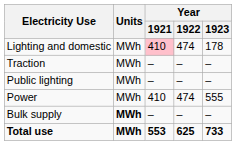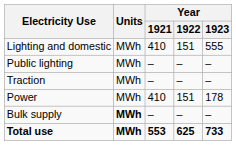(157, 47) pink background -> (157, 47) no background
(186, 47) 474 -> (186, 47) 151
(214, 47) 178 -> (214, 47) 555
rows swapped: (40, 81) <-> (26, 64)
(186, 98) 474 -> (186, 98) 151
(214, 98) 555 -> (214, 98) 178
